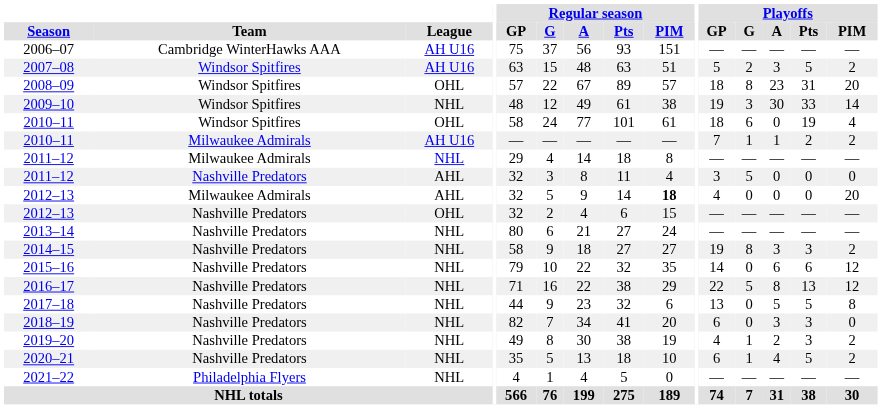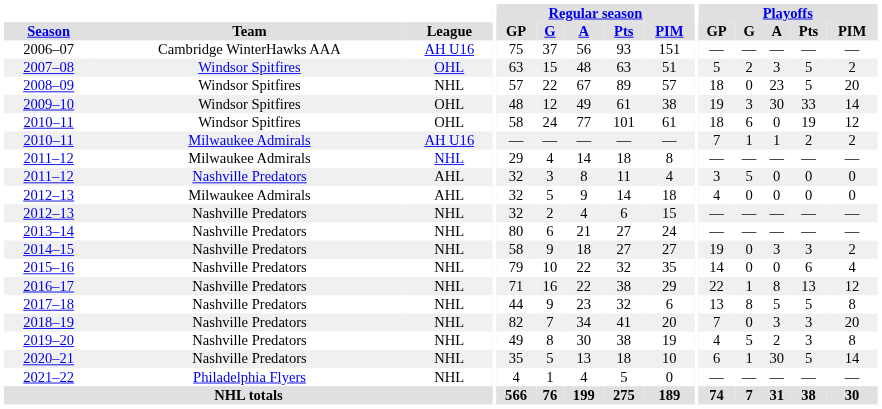(449, 67) AH U16 -> (449, 67) OHL
(449, 85) OHL -> (449, 85) NHL
(749, 85) 8 -> (749, 85) 0
(809, 85) 31 -> (809, 85) 5
(449, 104) NHL -> (449, 104) OHL
(852, 122) 4 -> (852, 122) 12
(669, 195) bold -> (669, 195) normal
(852, 195) 20 -> (852, 195) 0
(449, 213) OHL -> (449, 213) NHL
(749, 249) 8 -> (749, 249) 0
(777, 267) 6 -> (777, 267) 0
(852, 267) 12 -> (852, 267) 4
(749, 286) 5 -> (749, 286) 1
(749, 304) 0 -> (749, 304) 8
(717, 322) 6 -> (717, 322) 7
(852, 322) 0 -> (852, 322) 20
(749, 340) 1 -> (749, 340) 5
(852, 340) 2 -> (852, 340) 8
(777, 358) 4 -> (777, 358) 30
(852, 358) 2 -> (852, 358) 14
